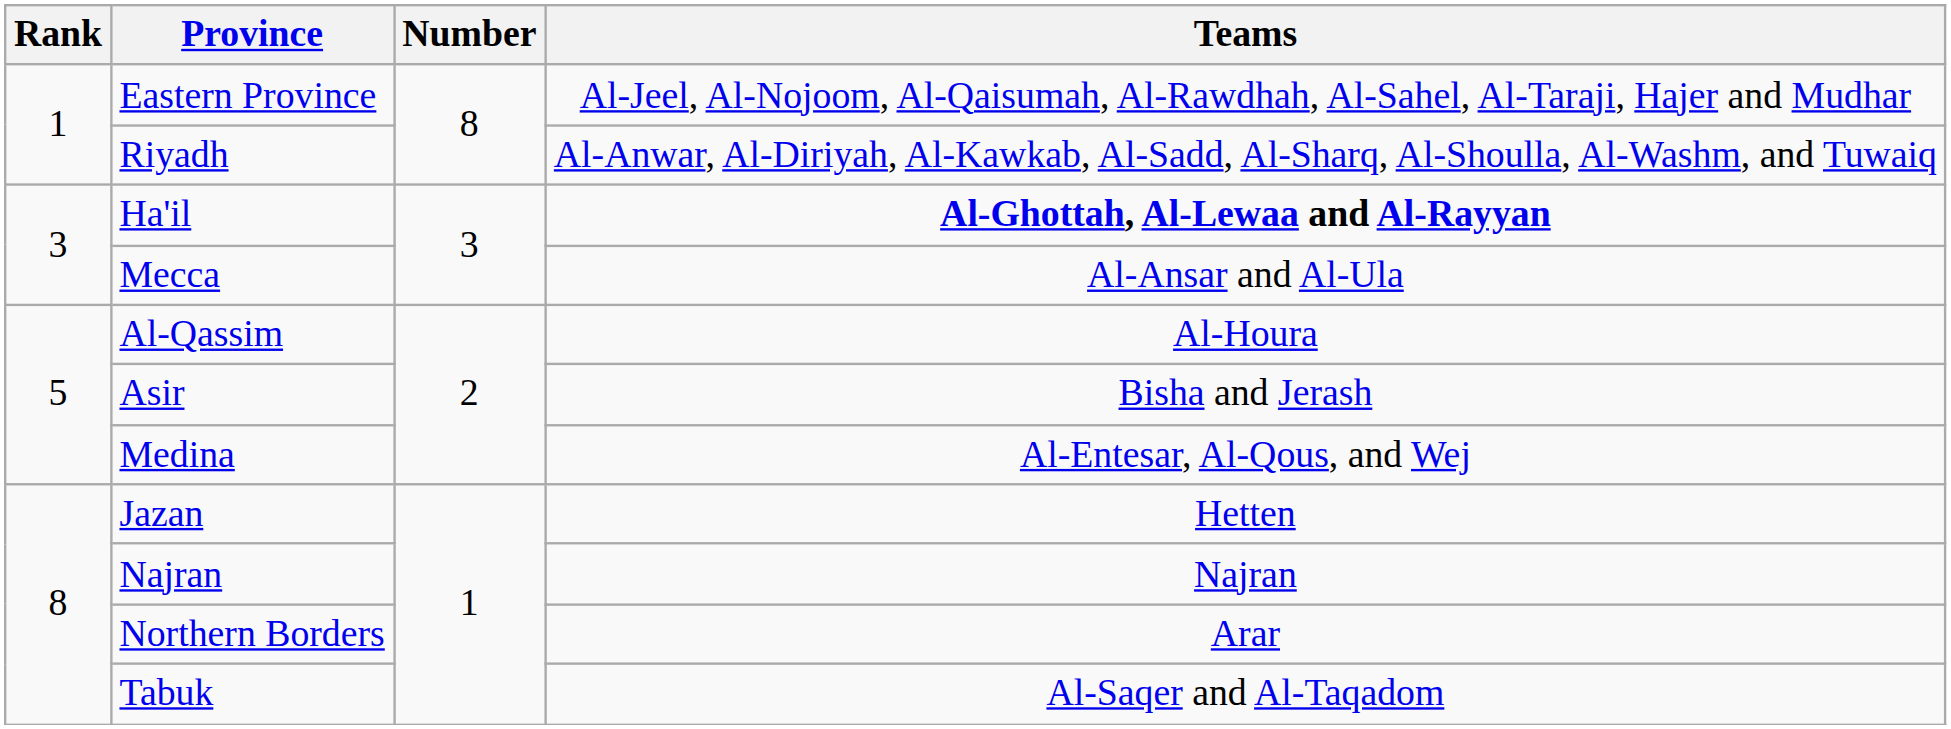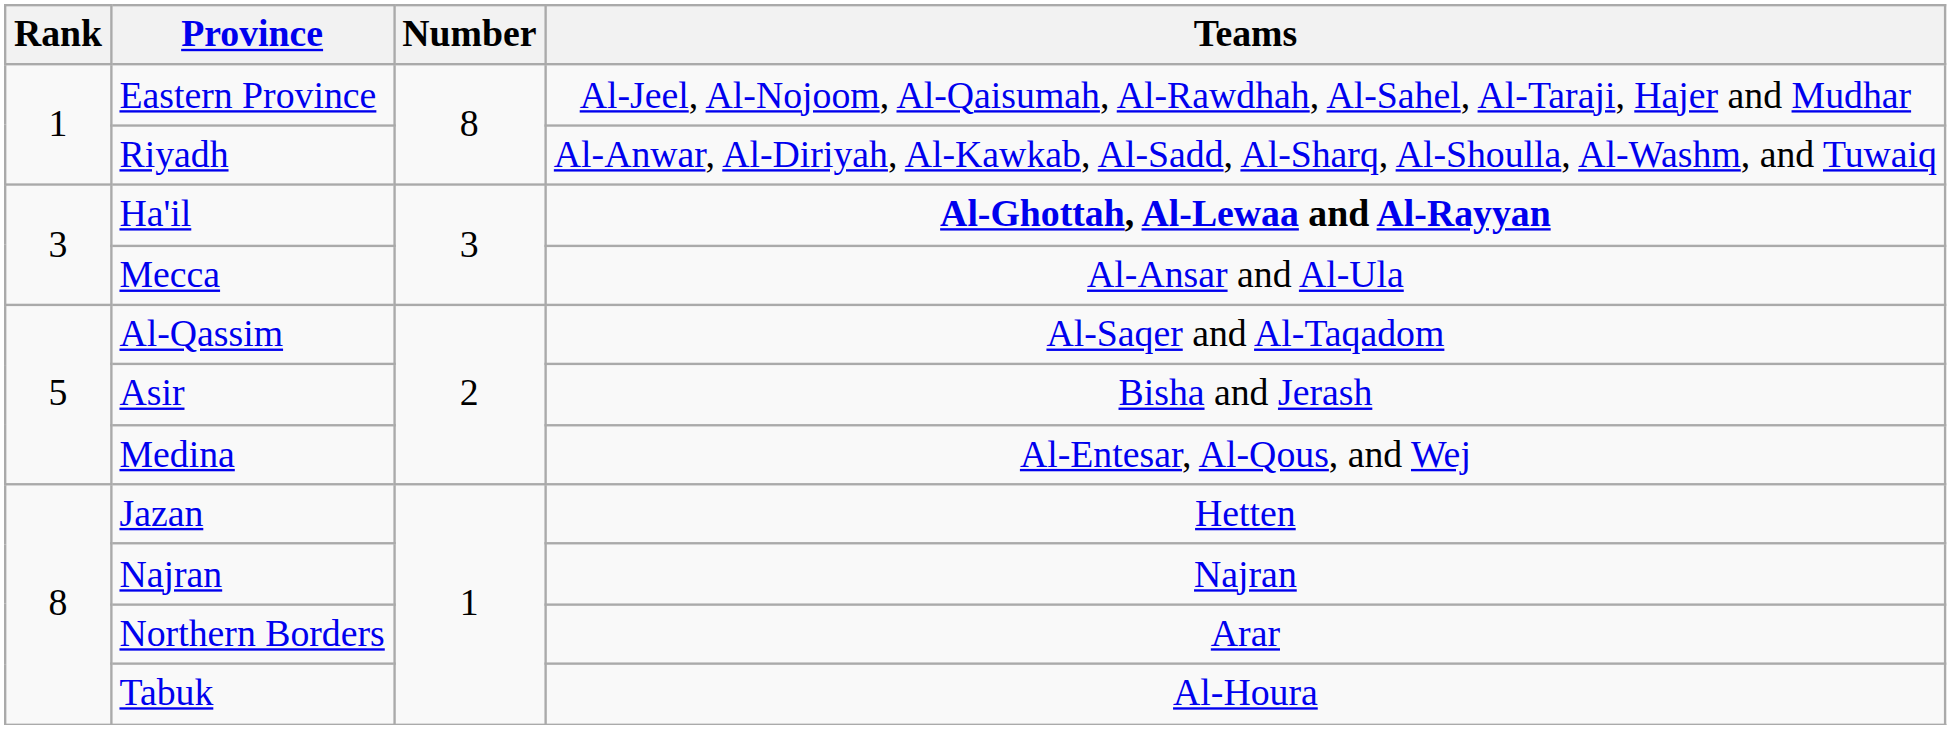(1245, 333) Al-Houra -> (1245, 333) Al-Saqer and Al-Taqadom
(1245, 693) Al-Saqer and Al-Taqadom -> (1245, 693) Al-Houra
